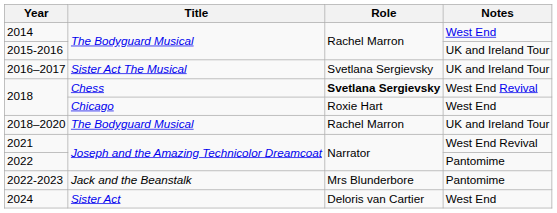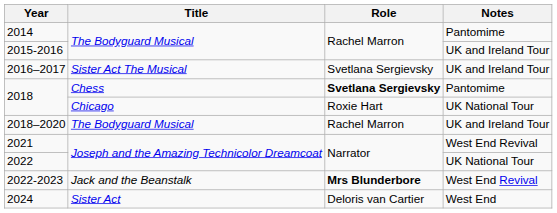(471, 32) West End -> (475, 32) Pantomime
(492, 87) West End Revival -> (475, 87) Pantomime
(471, 106) West End -> (490, 106) UK National Tour
(475, 161) Pantomime -> (490, 161) UK National Tour
(371, 180) normal -> (374, 180) bold
(475, 180) Pantomime -> (492, 180) West End Revival
